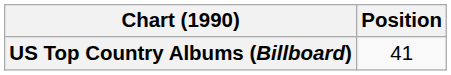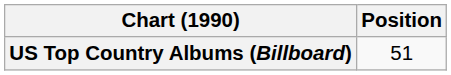(402, 53) 41 -> (402, 53) 51
